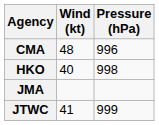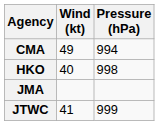(67, 49) 48 -> (67, 49) 49
(107, 49) 996 -> (107, 49) 994
